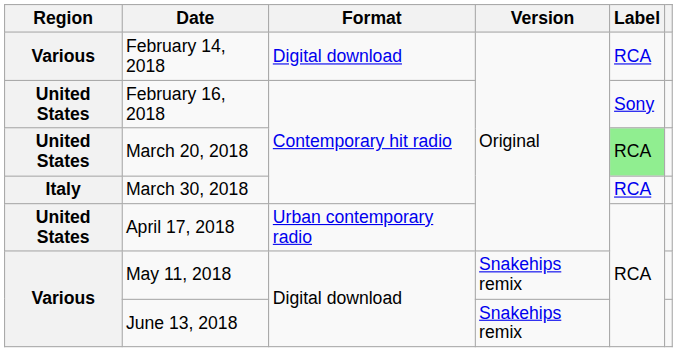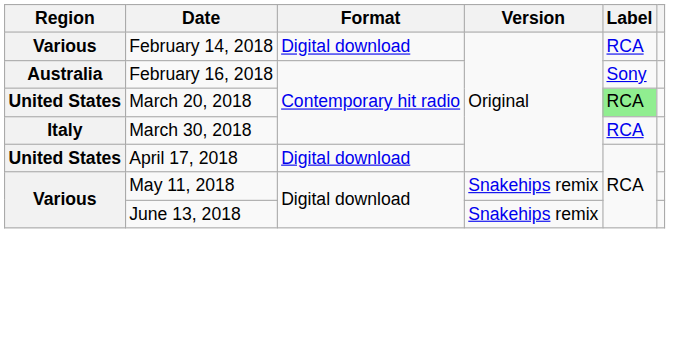(63, 103) United States -> (65, 74) Australia
(353, 227) Urban contemporary radio -> (346, 158) Digital download
